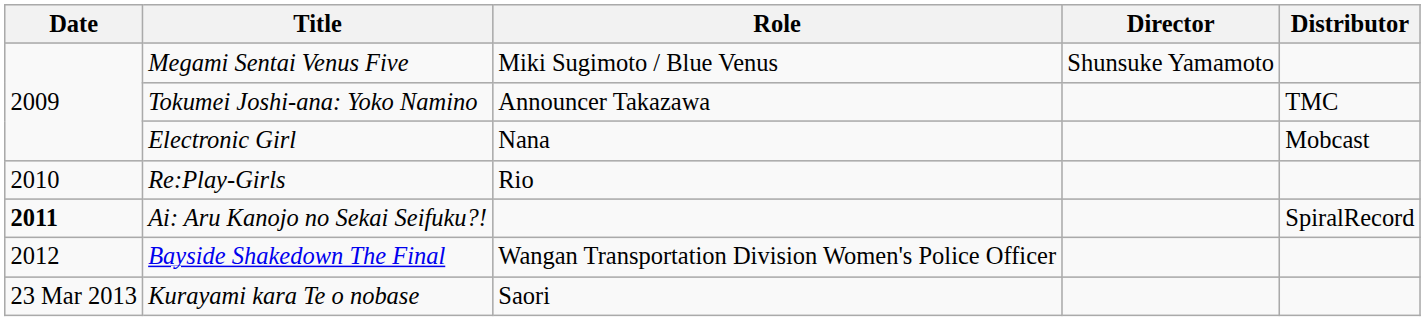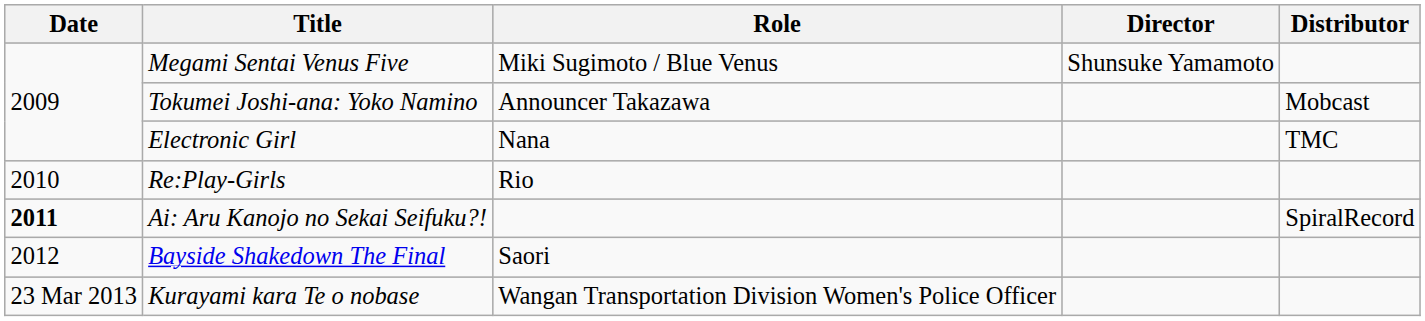(1312, 101) TMC -> (1328, 101) Mobcast
(1328, 140) Mobcast -> (1312, 140) TMC
(777, 256) Wangan Transportation Division Women's Police Officer -> (524, 256) Saori
(524, 295) Saori -> (777, 295) Wangan Transportation Division Women's Police Officer
